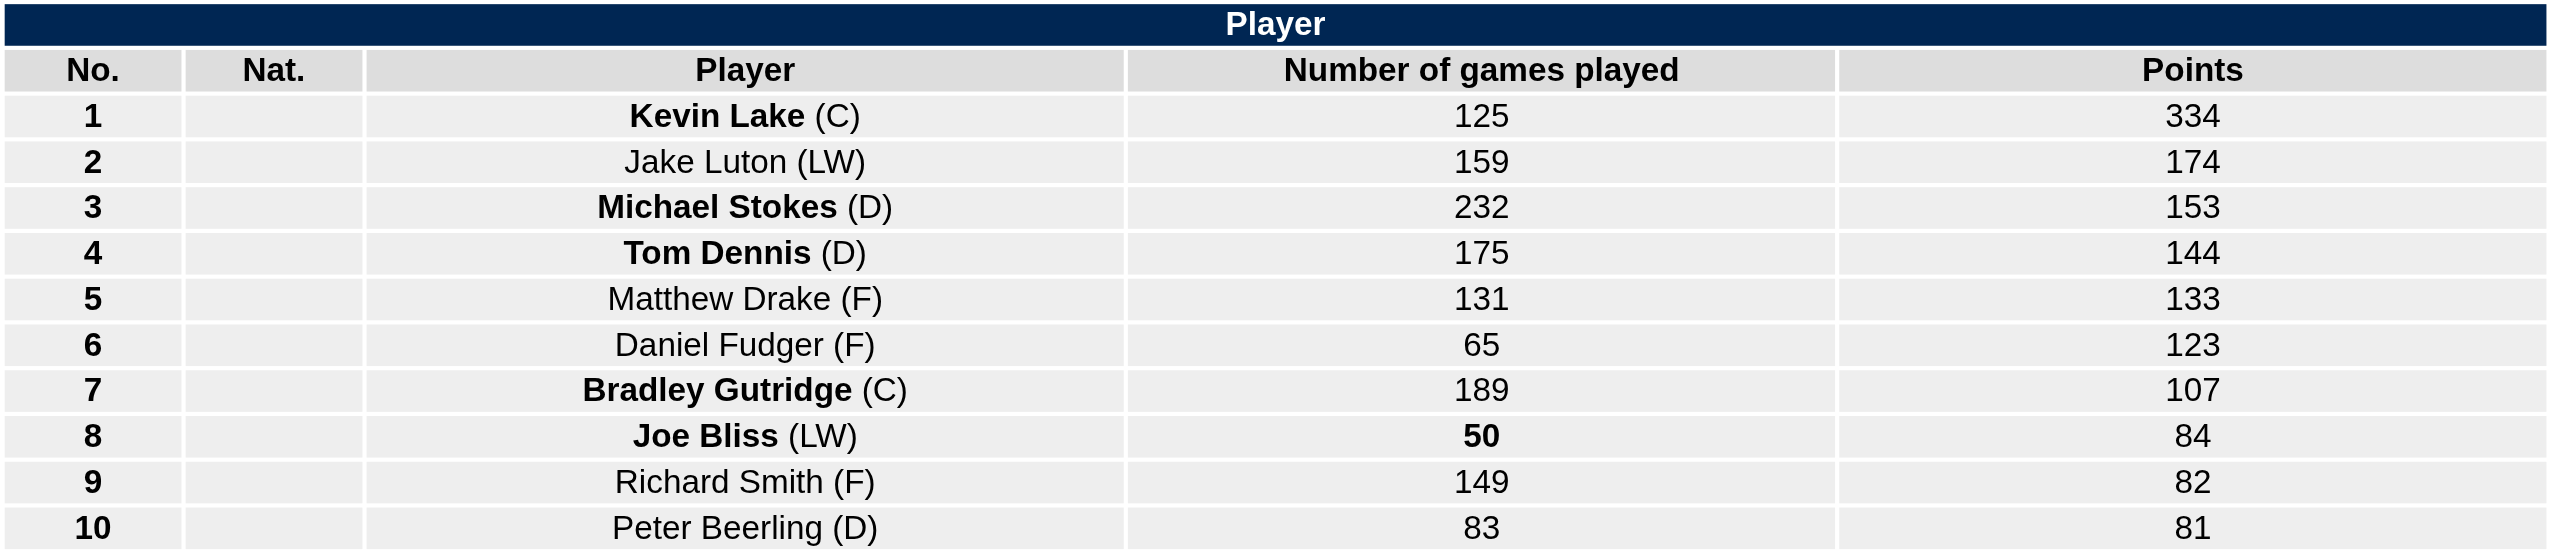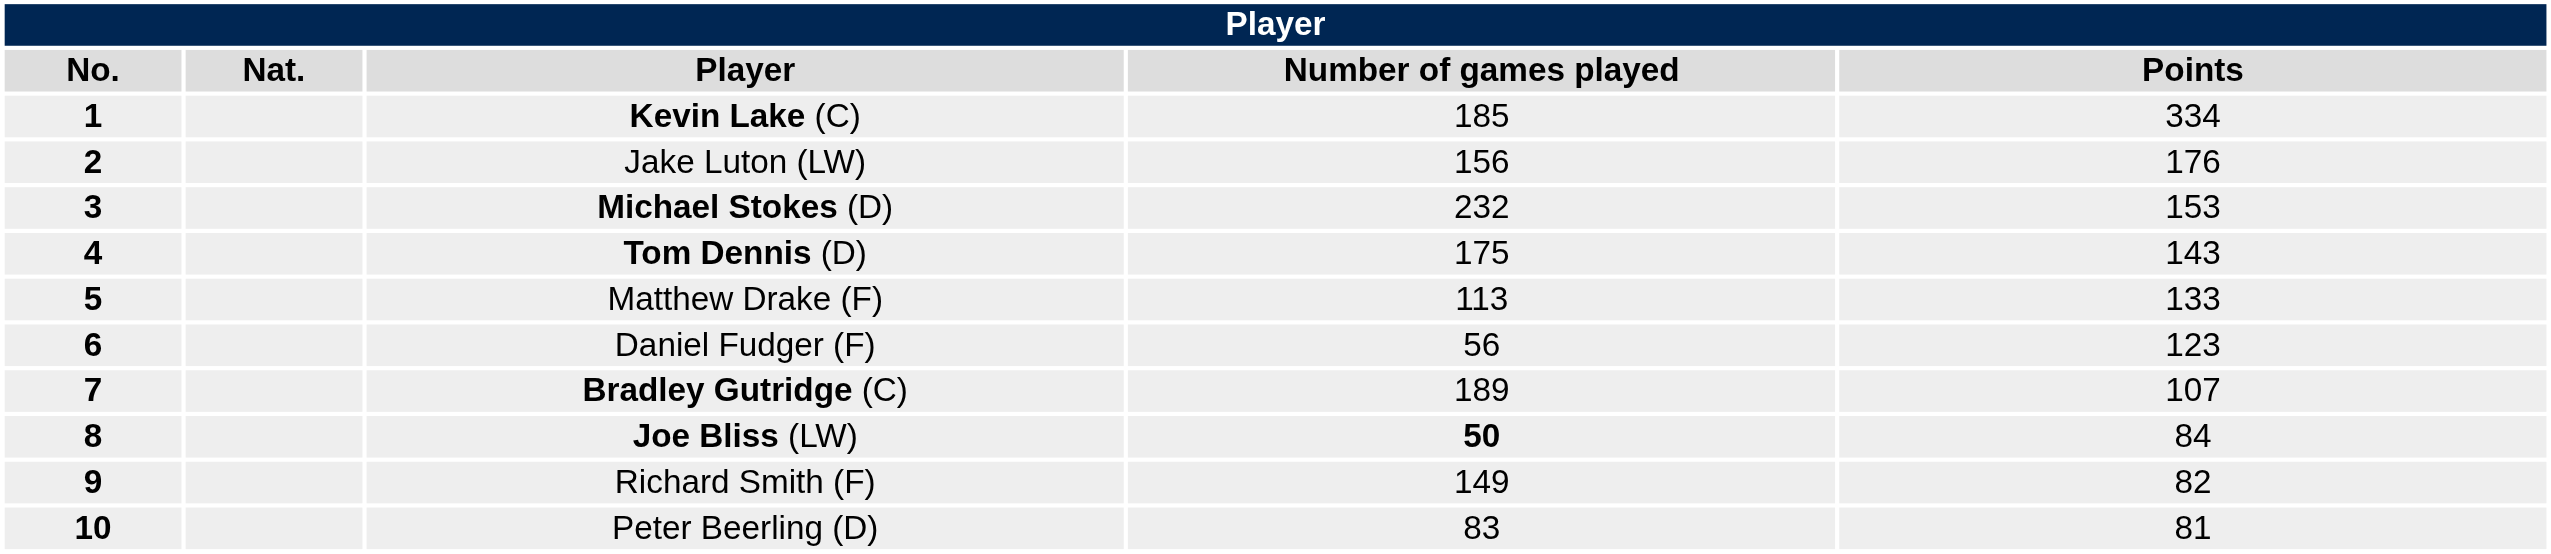(1482, 115) 125 -> (1482, 115) 185
(1482, 161) 159 -> (1482, 161) 156
(2193, 161) 174 -> (2193, 161) 176
(2193, 253) 144 -> (2193, 253) 143
(1482, 298) 131 -> (1482, 298) 113
(1482, 344) 65 -> (1482, 344) 56
